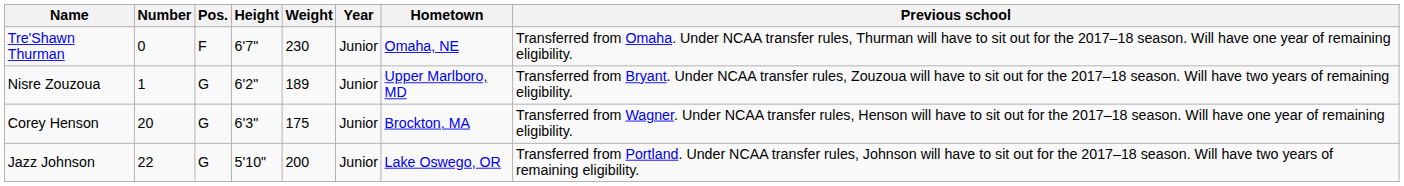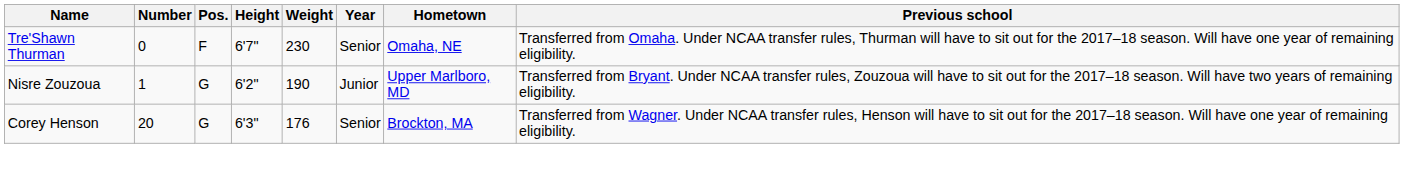(359, 46) Junior -> (360, 46) Senior
(297, 84) 189 -> (298, 84) 190
(297, 123) 175 -> (298, 123) 176
(359, 123) Junior -> (360, 123) Senior
- row: (51, 162)
